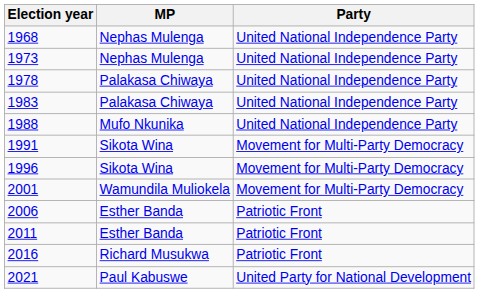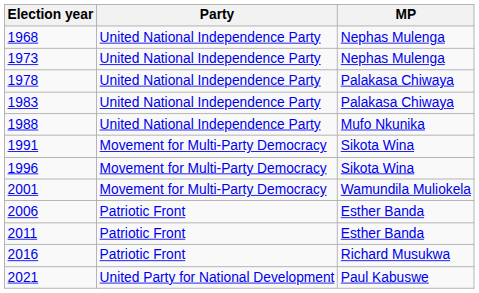columns swapped: (165, 15) <-> (354, 15)
